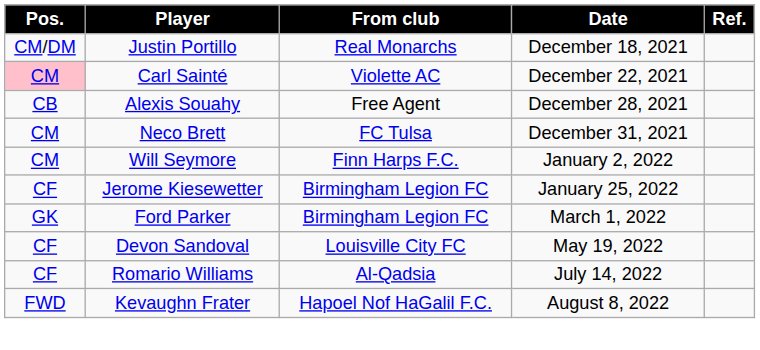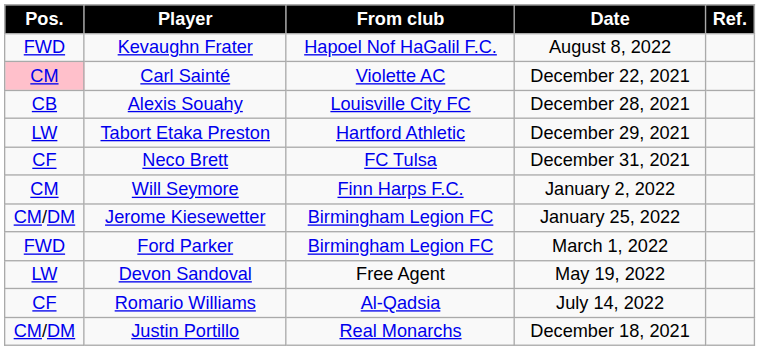rows swapped: (183, 47) <-> (183, 302)
(396, 104) Free Agent -> (401, 104) Louisville City FC
+ row: (185, 132)
(45, 132) CM -> (44, 161) CF
(45, 189) CF -> (44, 217) CM/DM
(45, 217) GK -> (44, 246) FWD
(45, 246) CF -> (44, 274) LW
(396, 246) Louisville City FC -> (401, 274) Free Agent
